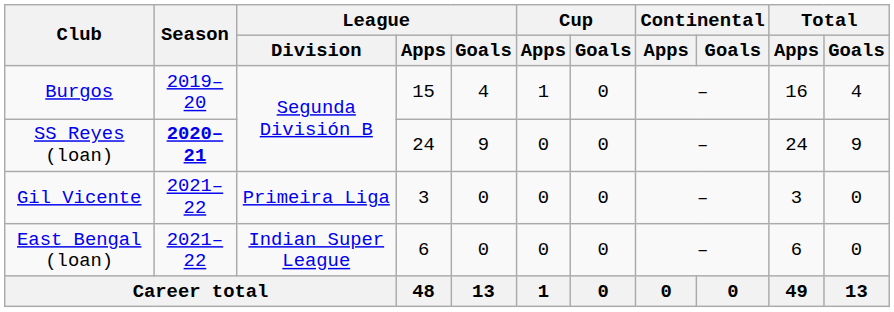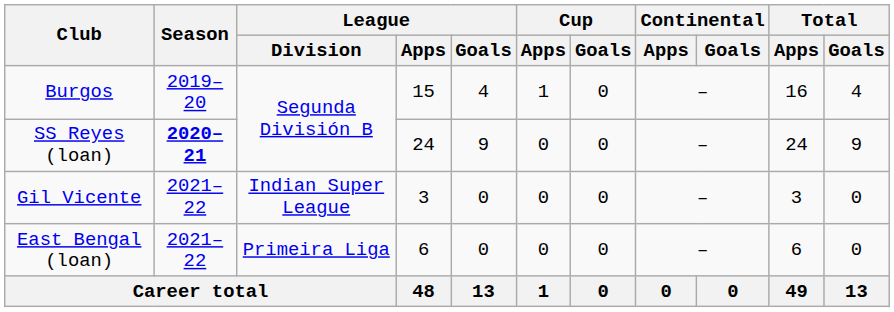(316, 197) Primeira Liga -> (316, 197) Indian Super League
(316, 250) Indian Super League -> (316, 250) Primeira Liga
